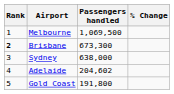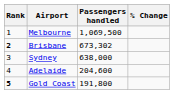(96, 45) 673,300 -> (96, 45) 673,302
(96, 71) 204,602 -> (96, 71) 204,600
(9, 83) normal -> (9, 83) bold
